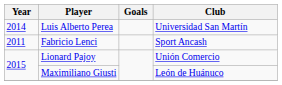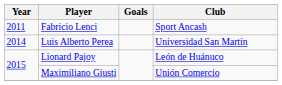rows swapped: (69, 42) <-> (77, 27)
(187, 57) Unión Comercio -> (189, 57) León de Huánuco
(189, 73) León de Huánuco -> (187, 73) Unión Comercio
